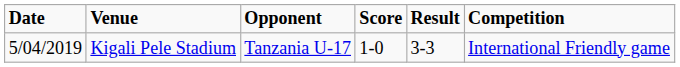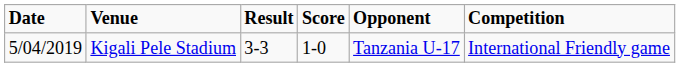columns swapped: (283, 18) <-> (435, 18)
